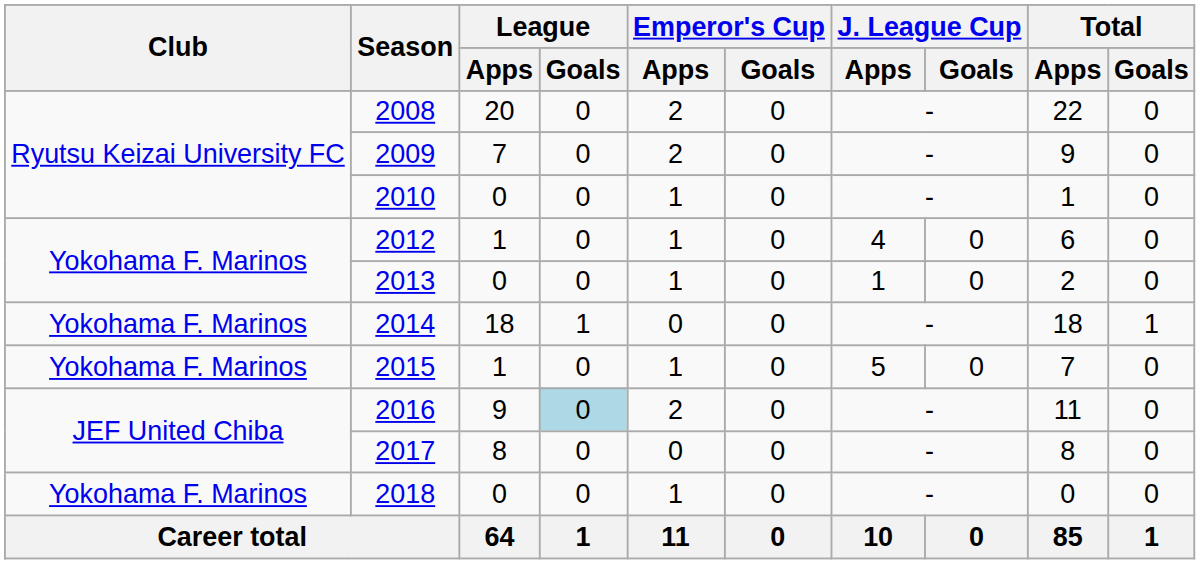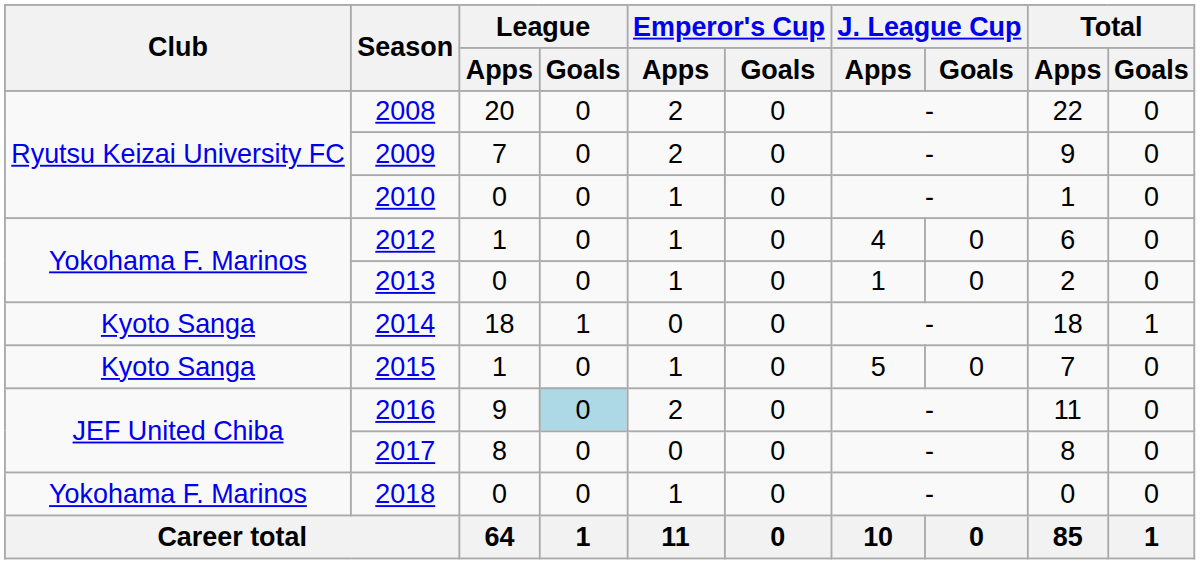(178, 324) Yokohama F. Marinos -> (178, 324) Kyoto Sanga
(178, 367) Yokohama F. Marinos -> (178, 367) Kyoto Sanga
